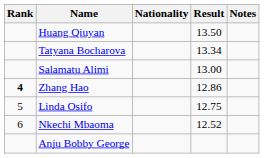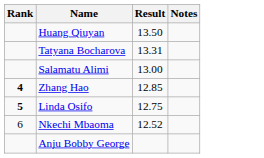- column: (161, 13)
(209, 51) 13.34 -> (150, 51) 13.31
(209, 88) 12.86 -> (150, 88) 12.85
(20, 106) normal -> (20, 106) bold
